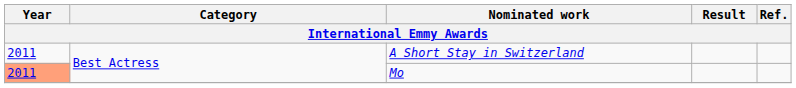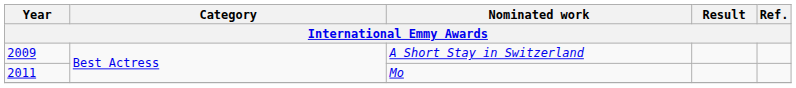(22, 53) 2011 -> (22, 53) 2009
(22, 73) lightsalmon background -> (22, 73) no background
